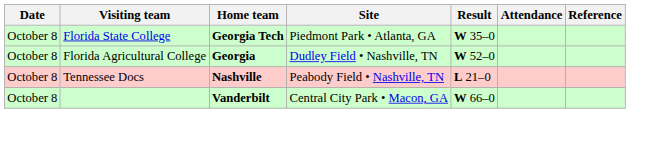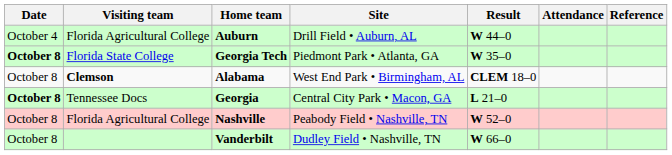+ row: (237, 35)
(32, 35) normal -> (34, 56) bold
+ row: (240, 77)
(32, 56) normal -> (34, 98) bold
(135, 56) Florida Agricultural College -> (107, 98) Tennessee Docs
(364, 56) Dudley Field • Nashville, TN -> (372, 98) Central City Park • Macon, GA
(474, 56) W 52–0 -> (489, 98) L 21–0
(104, 77) Tennessee Docs -> (138, 119) Florida Agricultural College
(472, 77) L 21–0 -> (491, 119) W 52–0
(369, 98) Central City Park • Macon, GA -> (367, 139) Dudley Field • Nashville, TN
